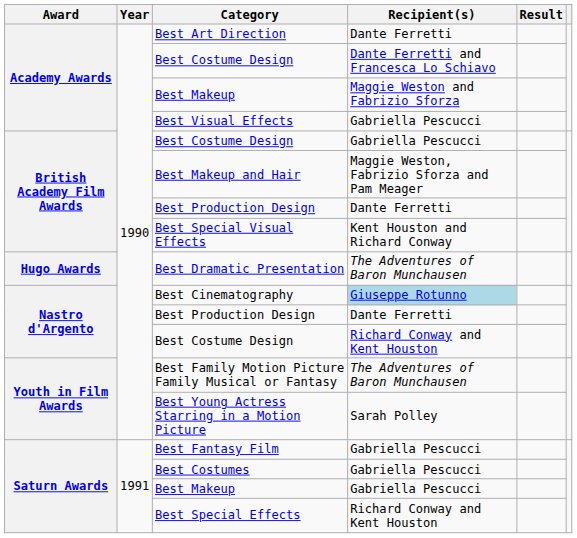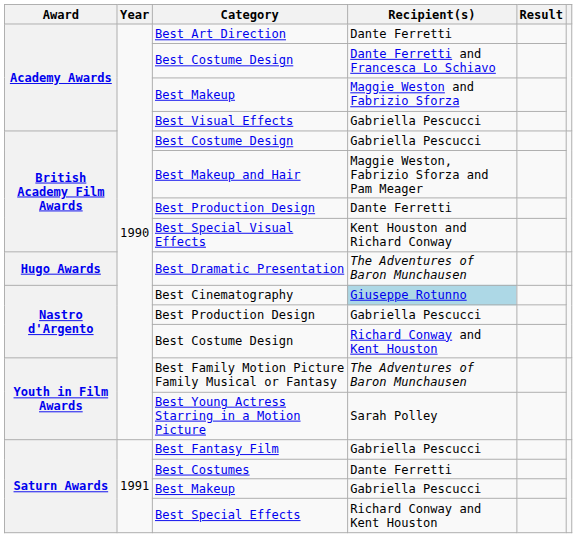(401, 315) Dante Ferretti -> (416, 315) Gabriella Pescucci
(416, 469) Gabriella Pescucci -> (401, 469) Dante Ferretti
